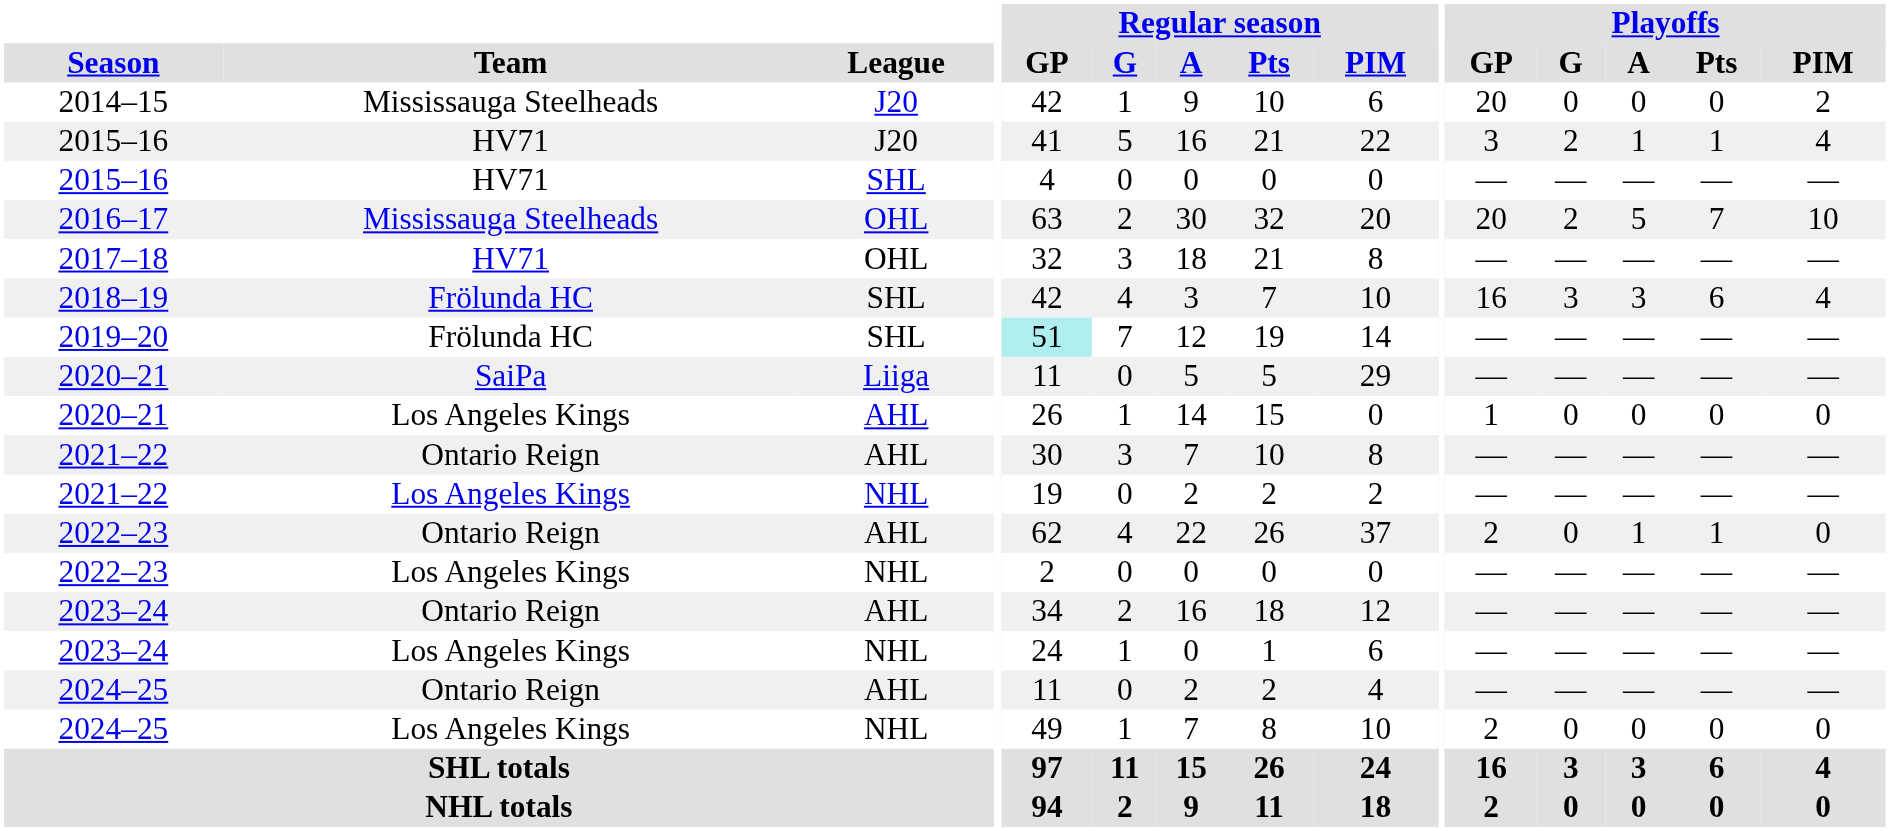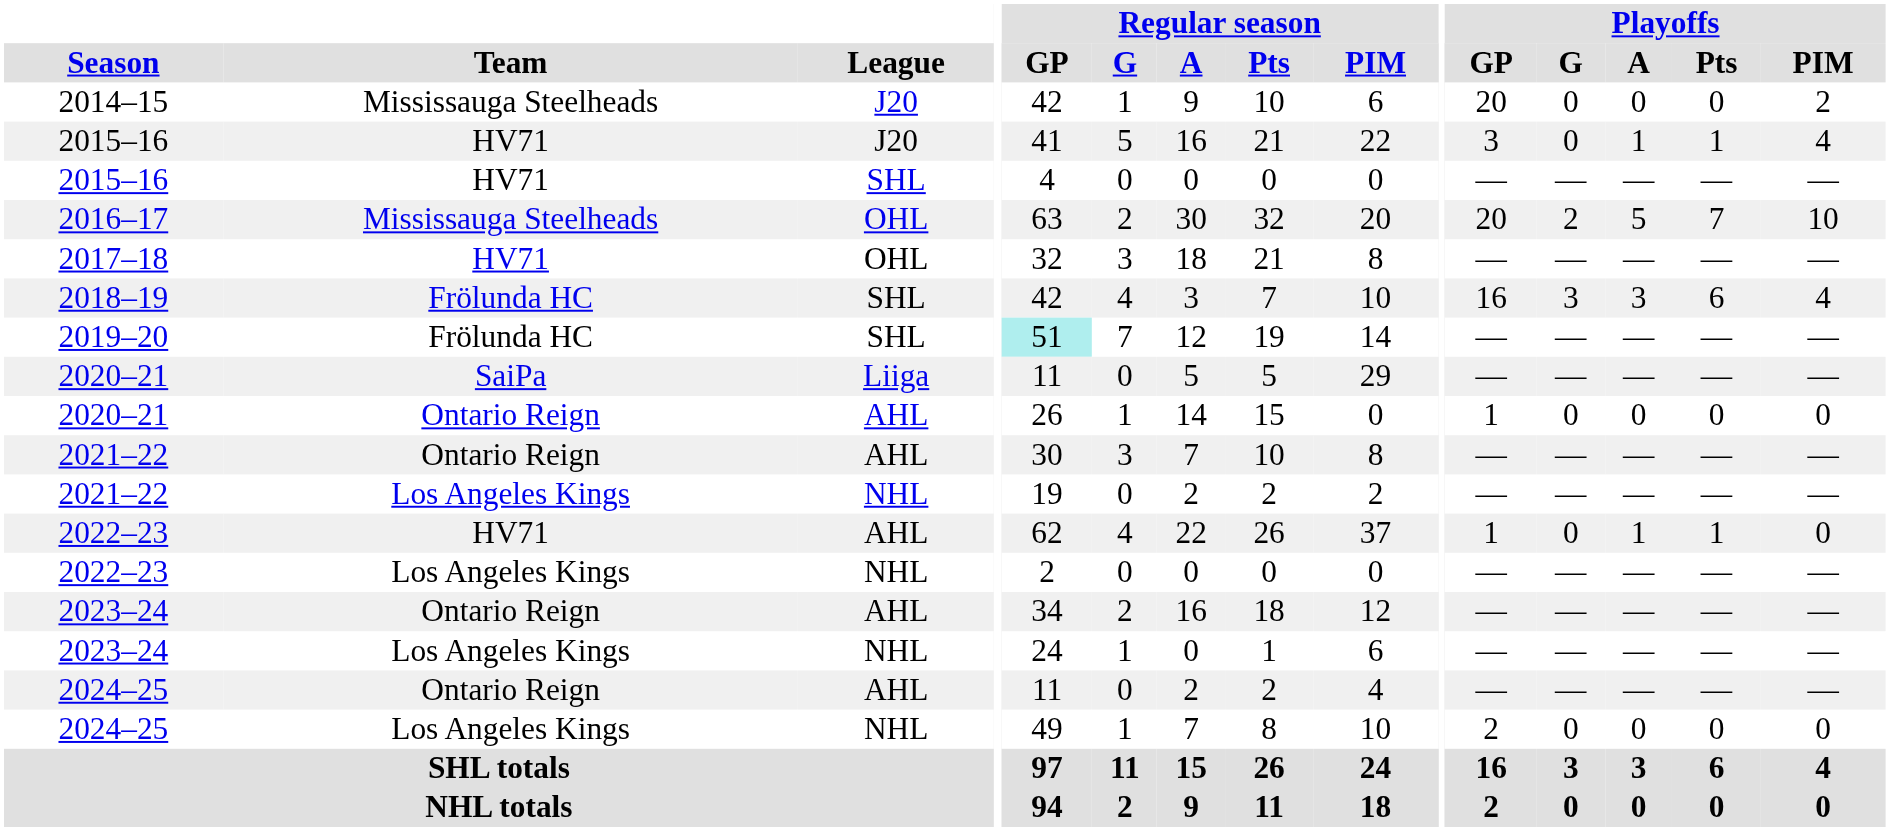(1571, 140) 2 -> (1571, 140) 0
(511, 415) Los Angeles Kings -> (511, 415) Ontario Reign
(511, 532) Ontario Reign -> (511, 532) HV71
(1491, 532) 2 -> (1491, 532) 1
